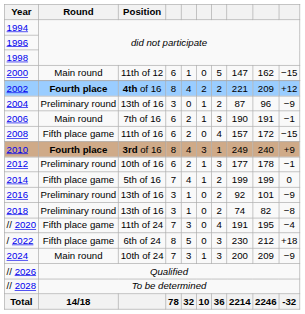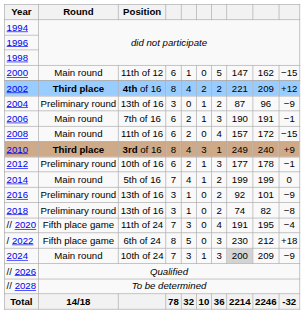(78, 89) Fourth place -> (78, 89) Third place
(78, 134) Fifth place game -> (78, 134) Main round
(78, 150) Fourth place -> (78, 150) Third place
(78, 180) Fifth place game -> (78, 180) Main round
(240, 256) no background -> (240, 256) lightgrey background
